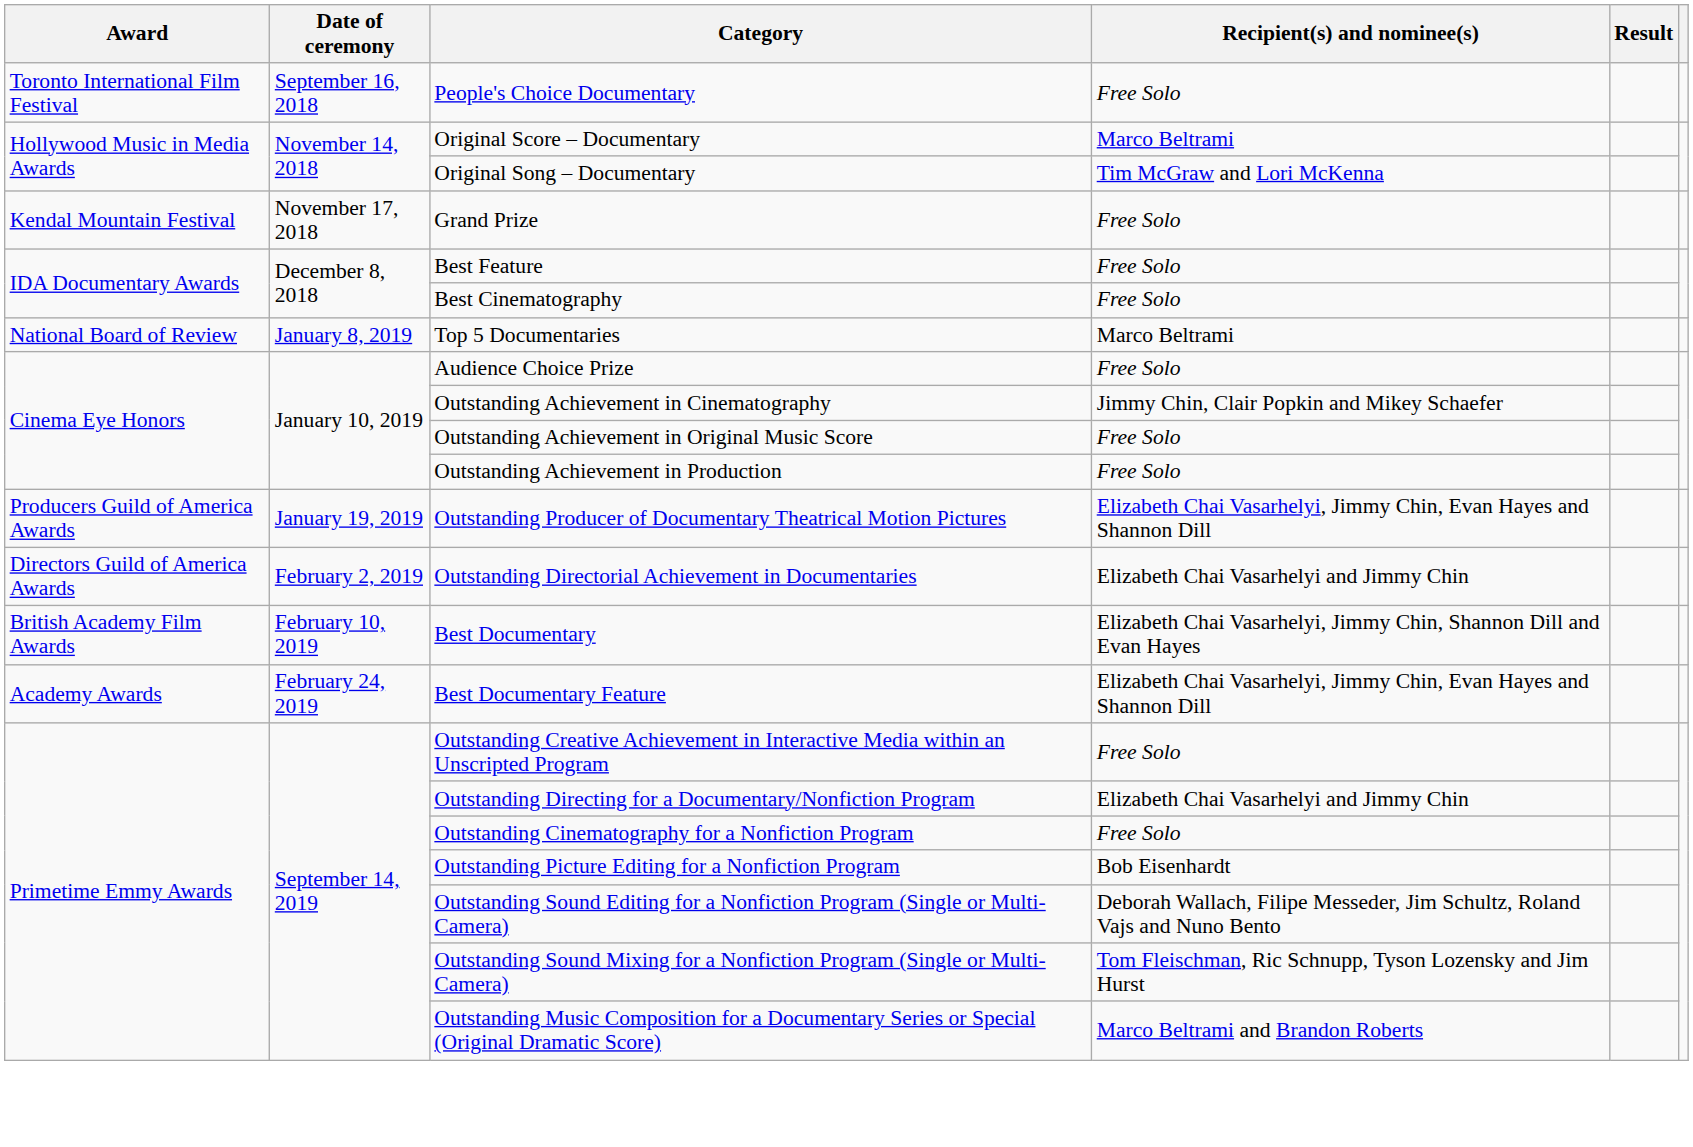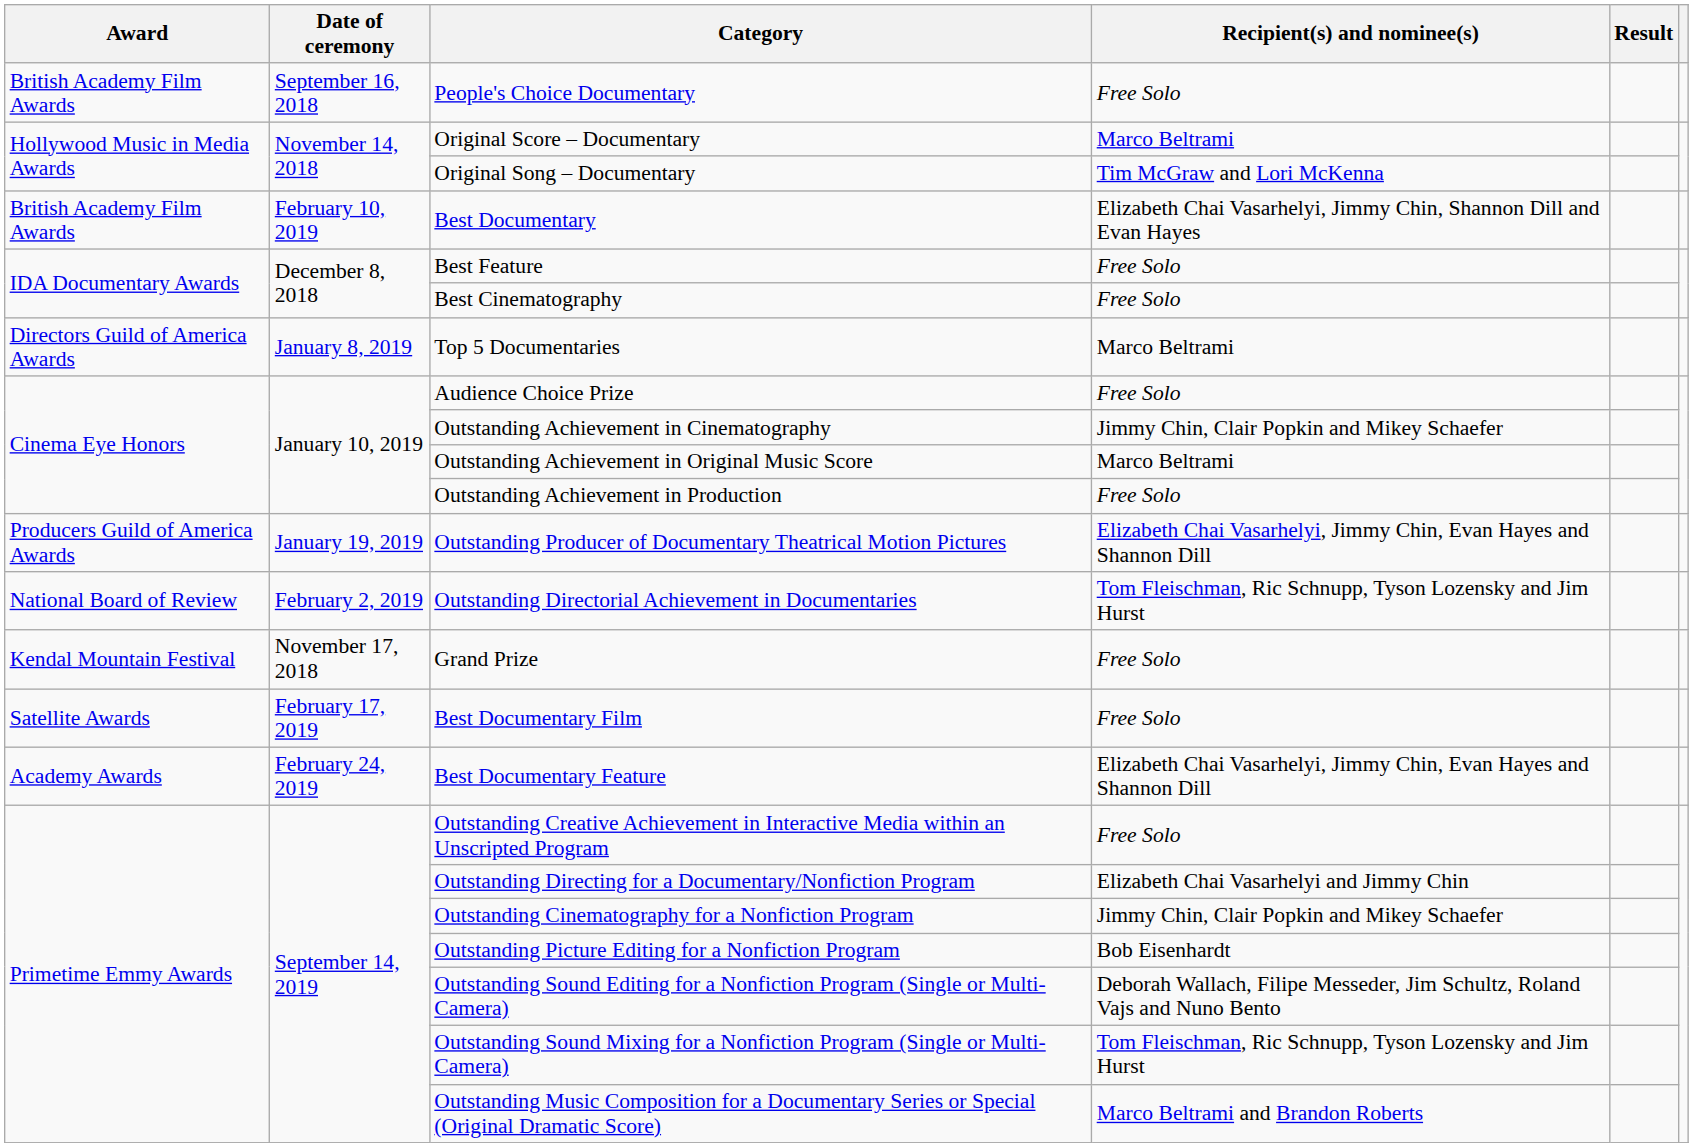(125, 92) Toronto International Film Festival -> (106, 92) British Academy Film Awards
rows swapped: (486, 219) <-> (515, 634)
(123, 334) National Board of Review -> (128, 346) Directors Guild of America Awards
(1139, 437) Free Solo -> (1165, 461) Marco Beltrami
(128, 576) Directors Guild of America Awards -> (123, 600) National Board of Review
(1283, 576) Elizabeth Chai Vasarhelyi and Jimmy Chin -> (1342, 600) Tom Fleischman, Ric Schnupp, Tyson Lozensky and Jim Hurst
+ row: (538, 717)
(1139, 832) Free Solo -> (1300, 915) Jimmy Chin, Clair Popkin and Mikey Schaefer
